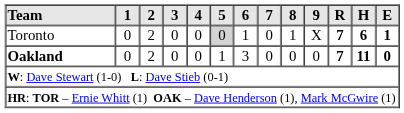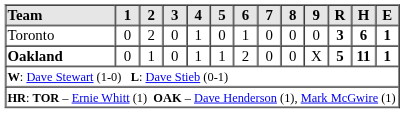(198, 35) 0 -> (198, 35) 1
(222, 35) lightgrey background -> (222, 35) no background
(293, 35) 1 -> (293, 35) 0
(316, 35) X -> (316, 35) 0
(340, 35) 7 -> (340, 35) 3
(151, 56) 2 -> (151, 56) 1
(198, 56) 0 -> (198, 56) 1
(246, 56) 3 -> (246, 56) 2
(316, 56) 0 -> (316, 56) X
(340, 56) 7 -> (340, 56) 5
(387, 56) 0 -> (387, 56) 1
